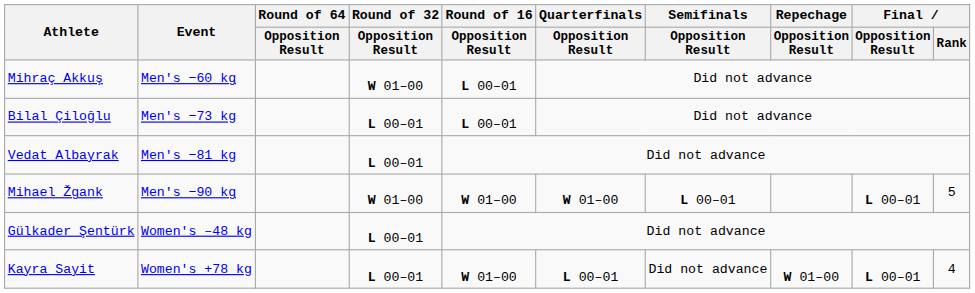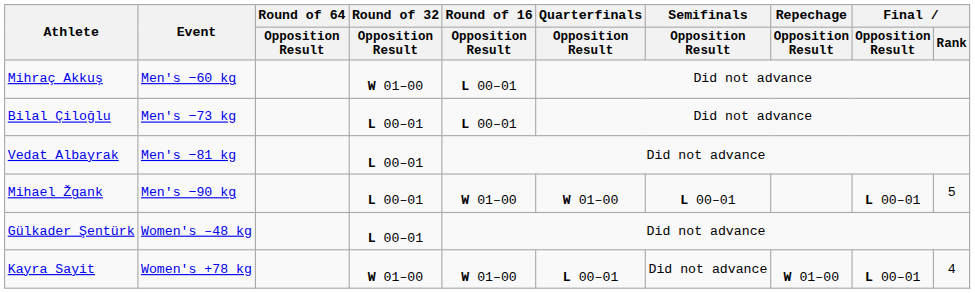(395, 201) W 01–00 -> (395, 201) L 00–01
(395, 277) L 00–01 -> (395, 277) W 01–00
